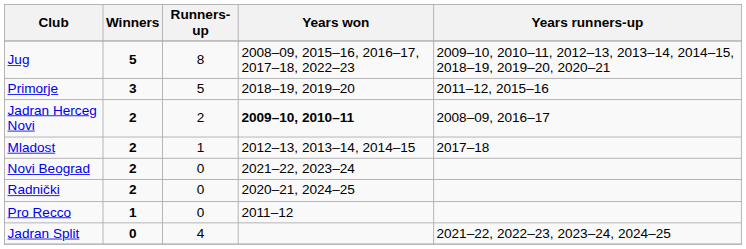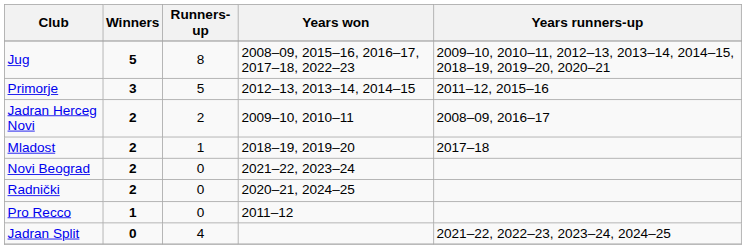(298, 89) 2018–19, 2019–20 -> (328, 89) 2012–13, 2013–14, 2014–15
(298, 118) bold -> (298, 118) normal
(328, 147) 2012–13, 2013–14, 2014–15 -> (298, 147) 2018–19, 2019–20
